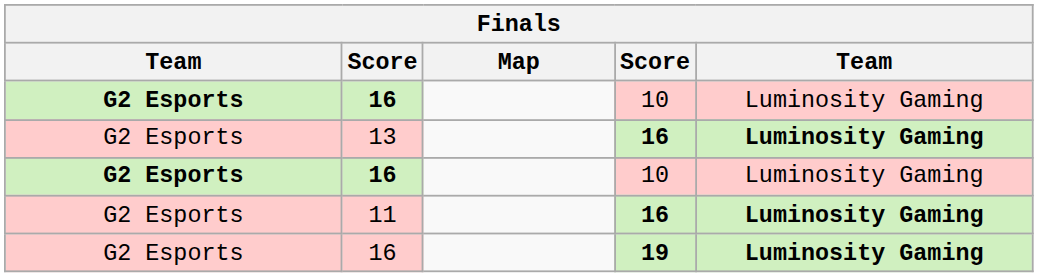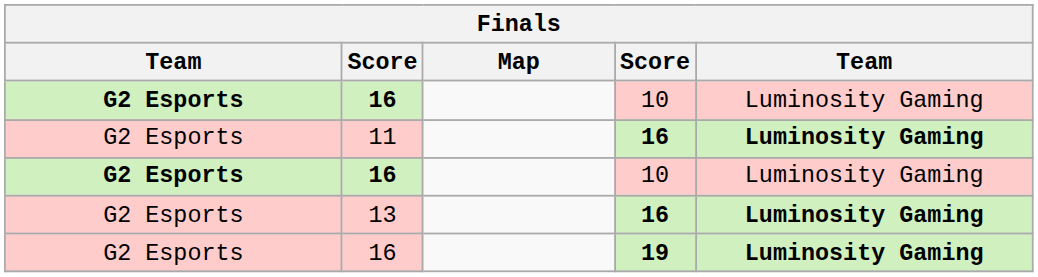rows swapped: (383, 138) <-> (383, 215)
